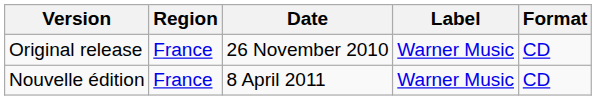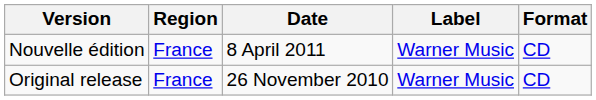rows swapped: (76, 49) <-> (77, 79)
